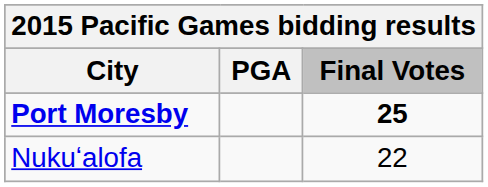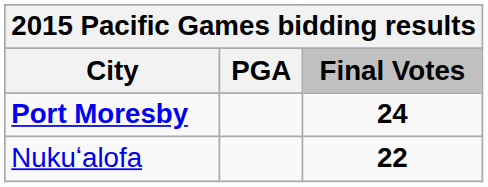(392, 114) 25 -> (392, 114) 24
(392, 158) normal -> (392, 158) bold
